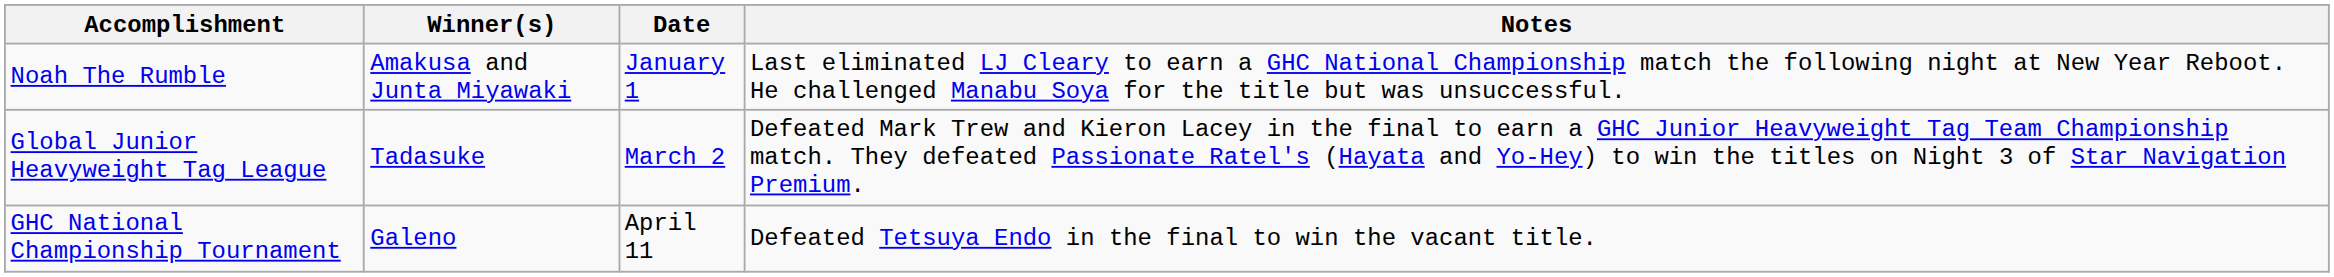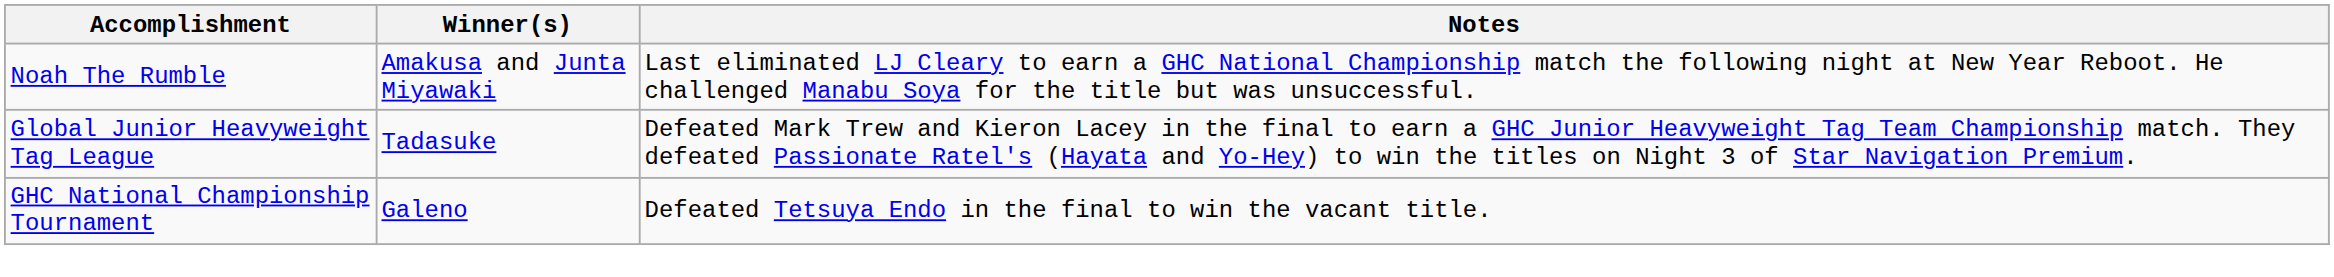- column: (682, 24)
